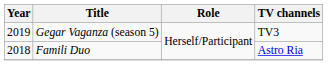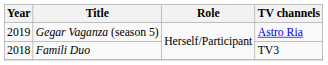(268, 32) TV3 -> (280, 32) Astro Ria
(280, 50) Astro Ria -> (268, 50) TV3
